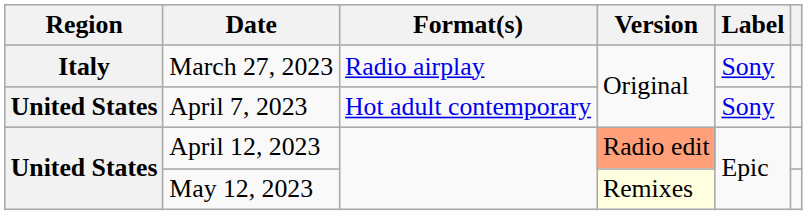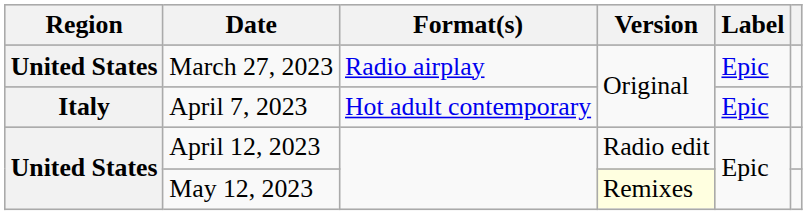(84, 65) Italy -> (84, 65) United States
(748, 65) Sony -> (745, 65) Epic
(84, 106) United States -> (84, 106) Italy
(748, 106) Sony -> (745, 106) Epic
(656, 147) lightsalmon background -> (656, 147) no background
